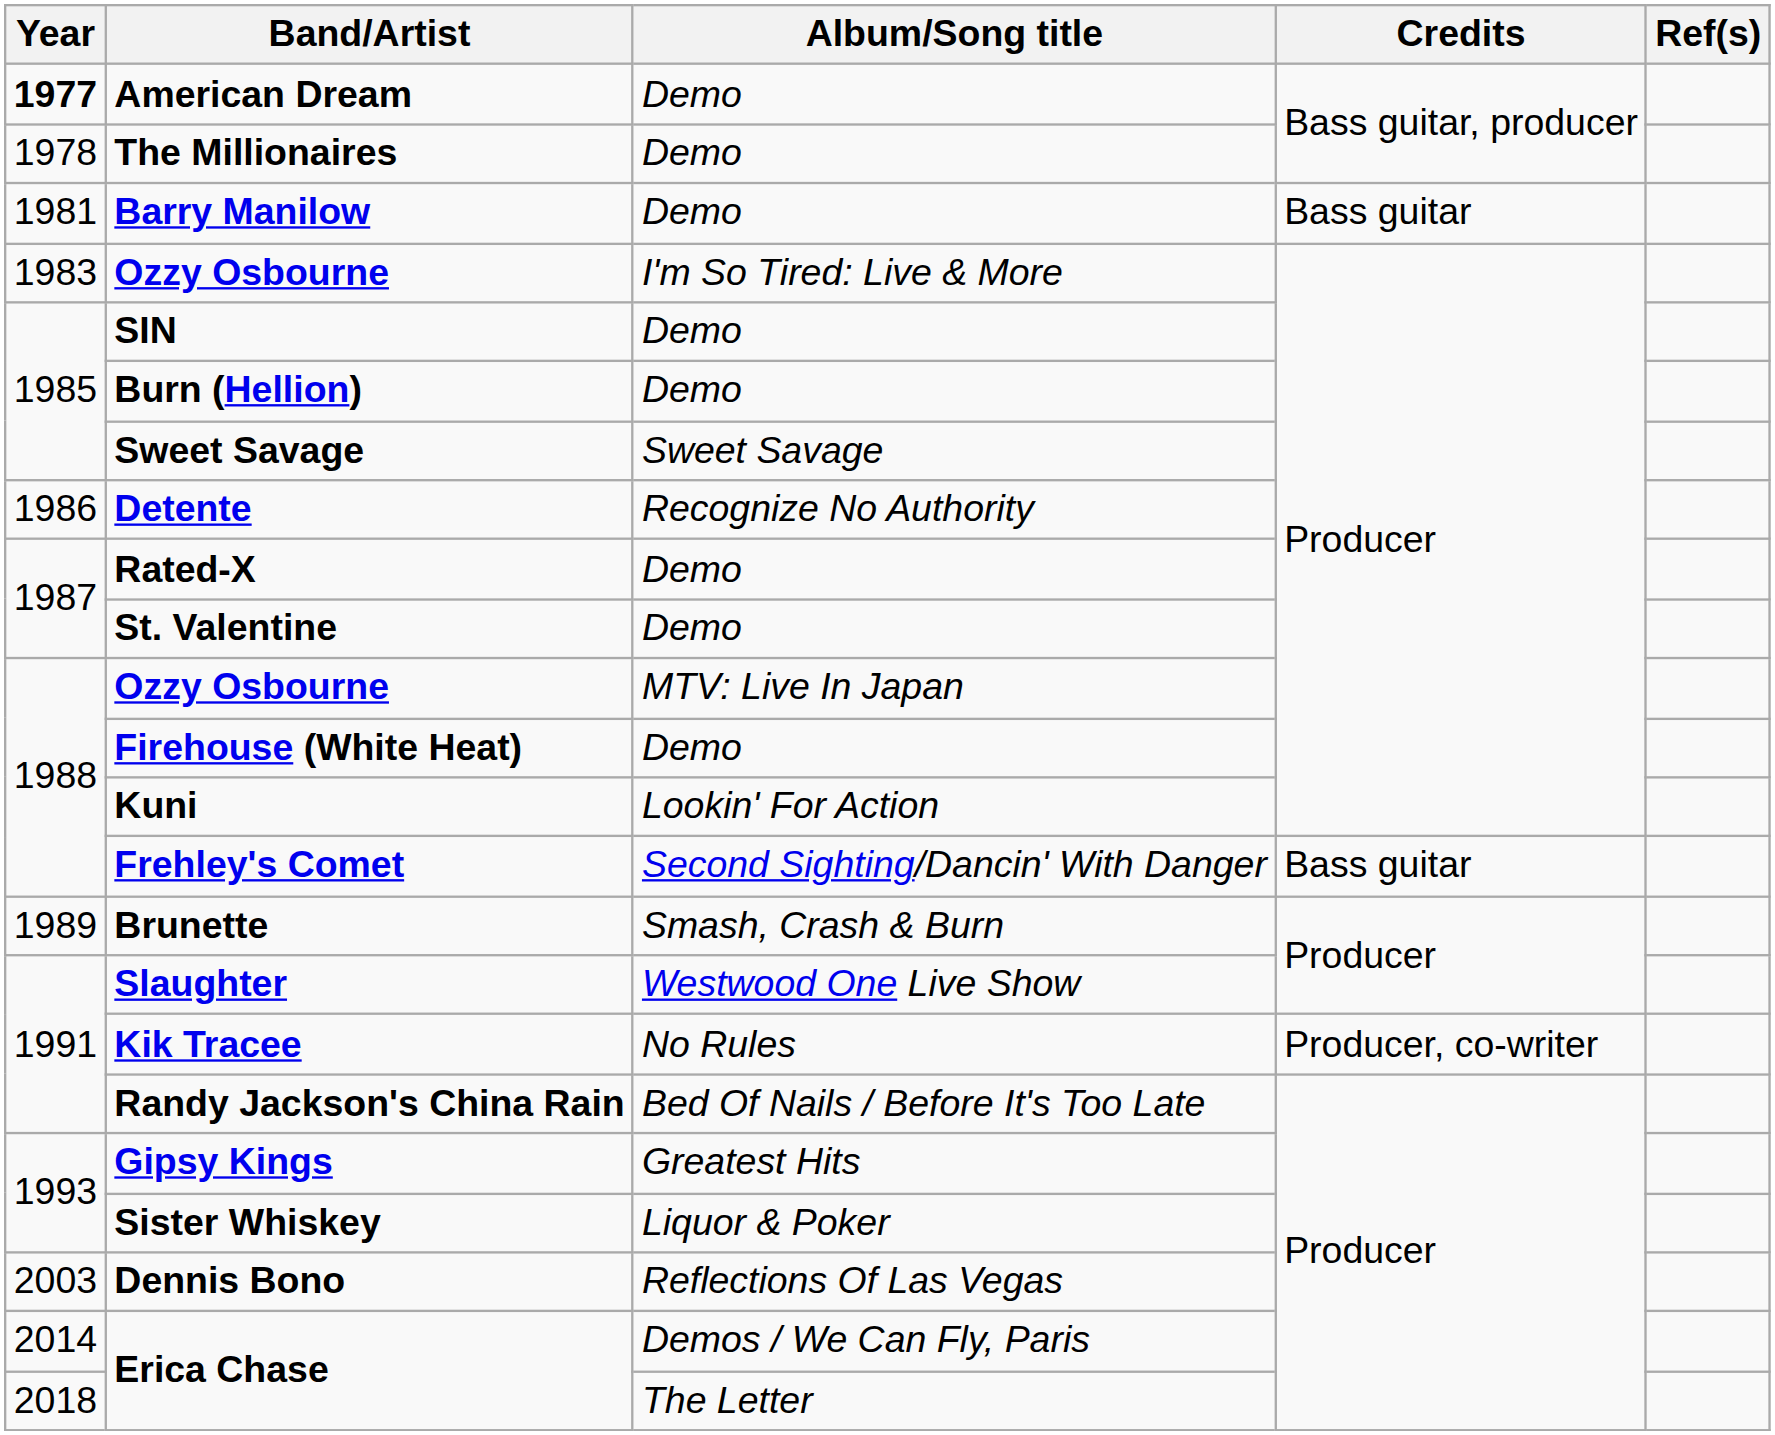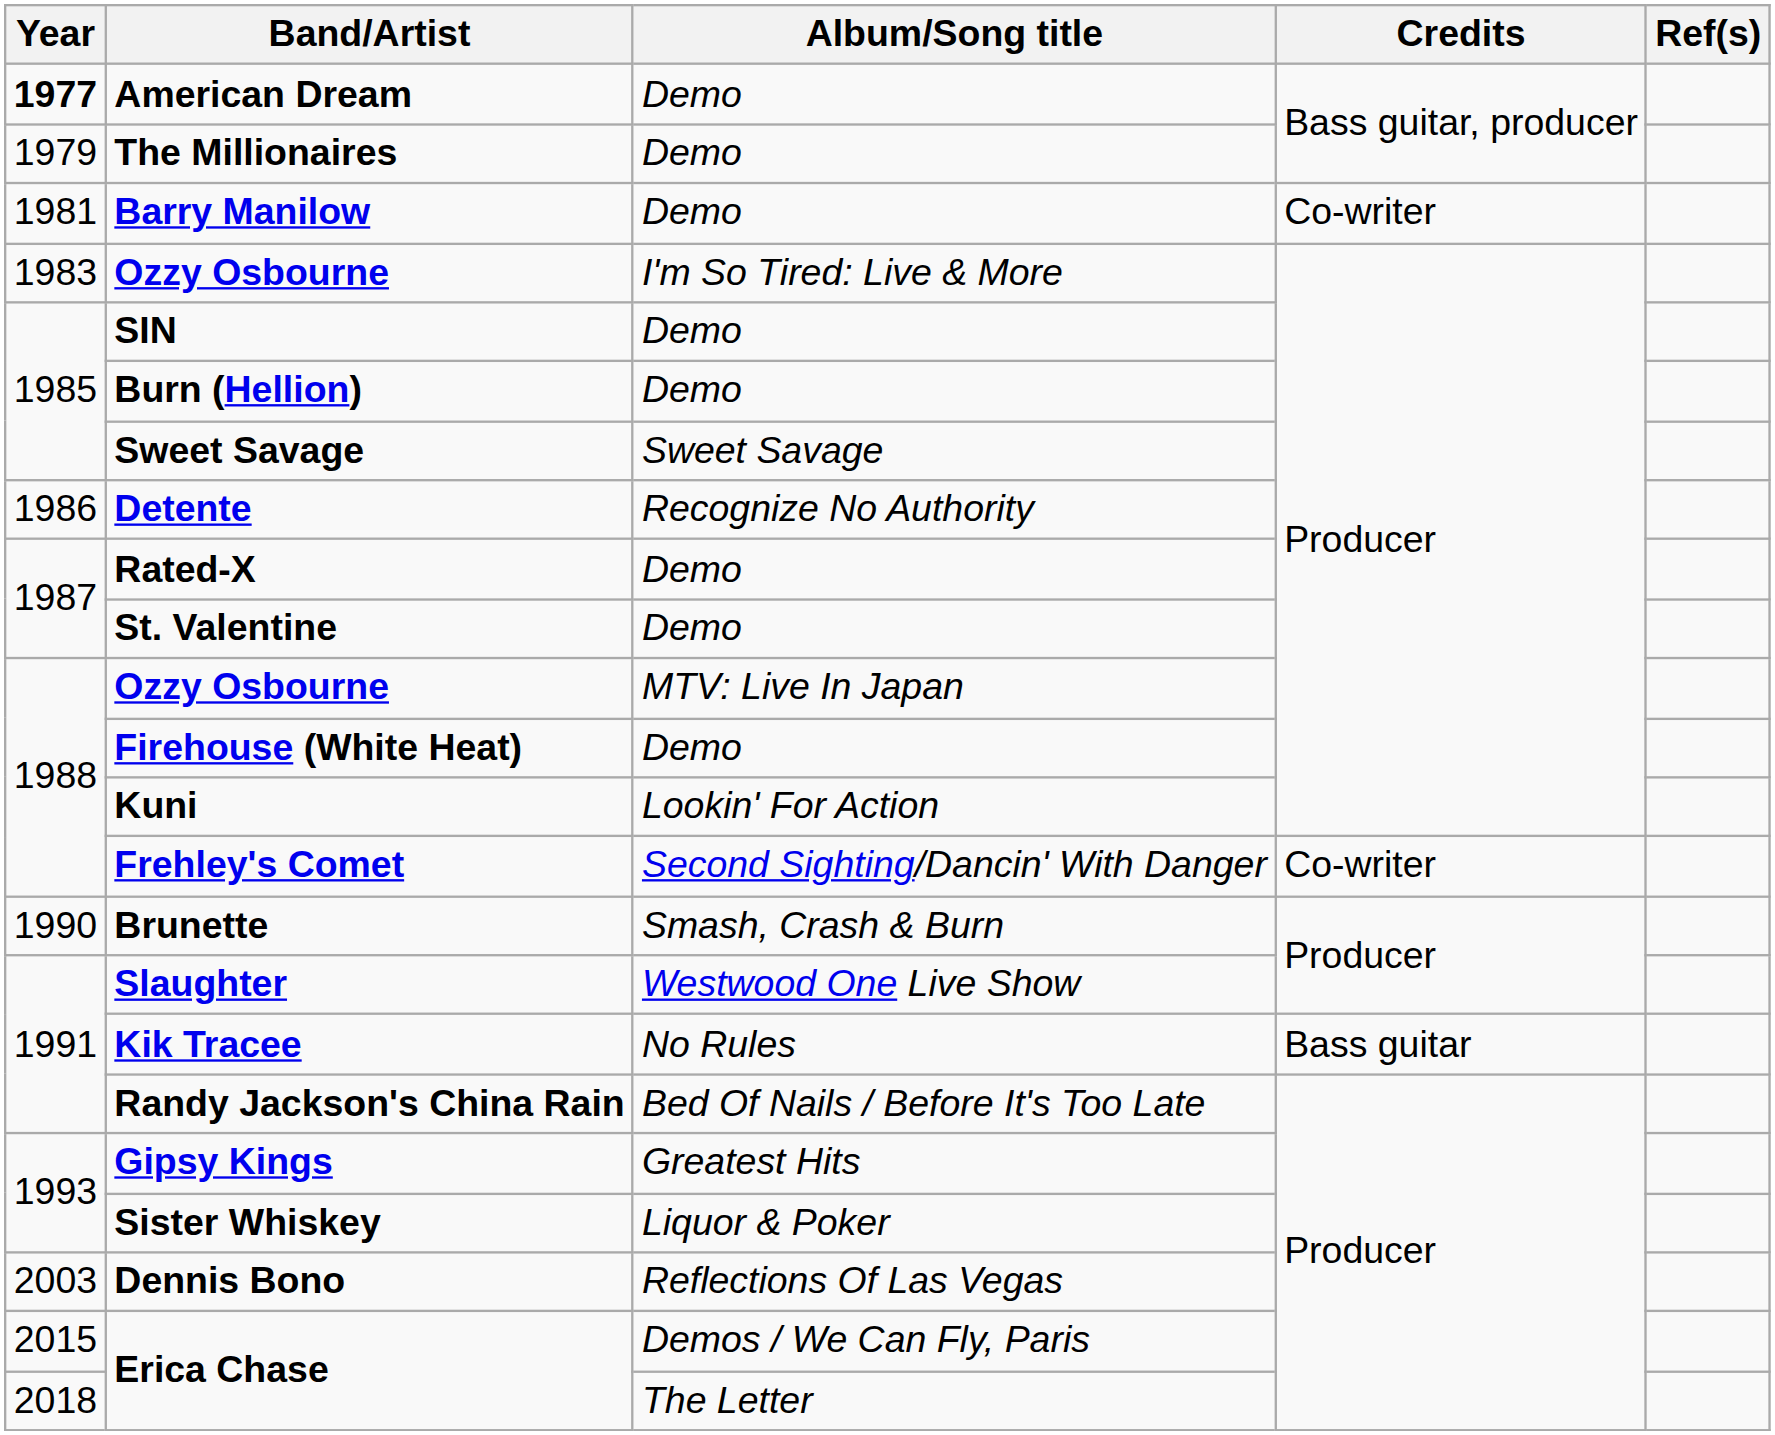(55, 152) 1978 -> (55, 152) 1979
(1378, 212) Bass guitar -> (1360, 212) Co-writer
(1378, 865) Bass guitar -> (1360, 865) Co-writer
(55, 924) 1989 -> (55, 924) 1990
(1441, 1043) Producer, co-writer -> (1378, 1043) Bass guitar
(55, 1340) 2014 -> (55, 1340) 2015
